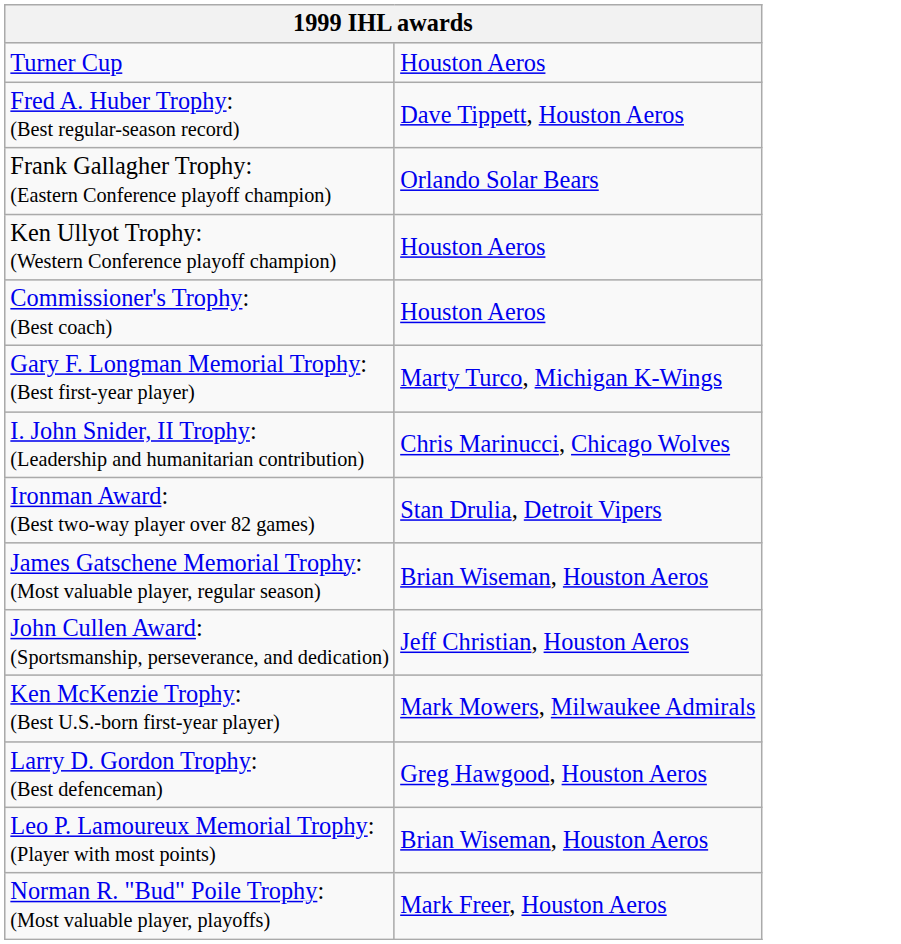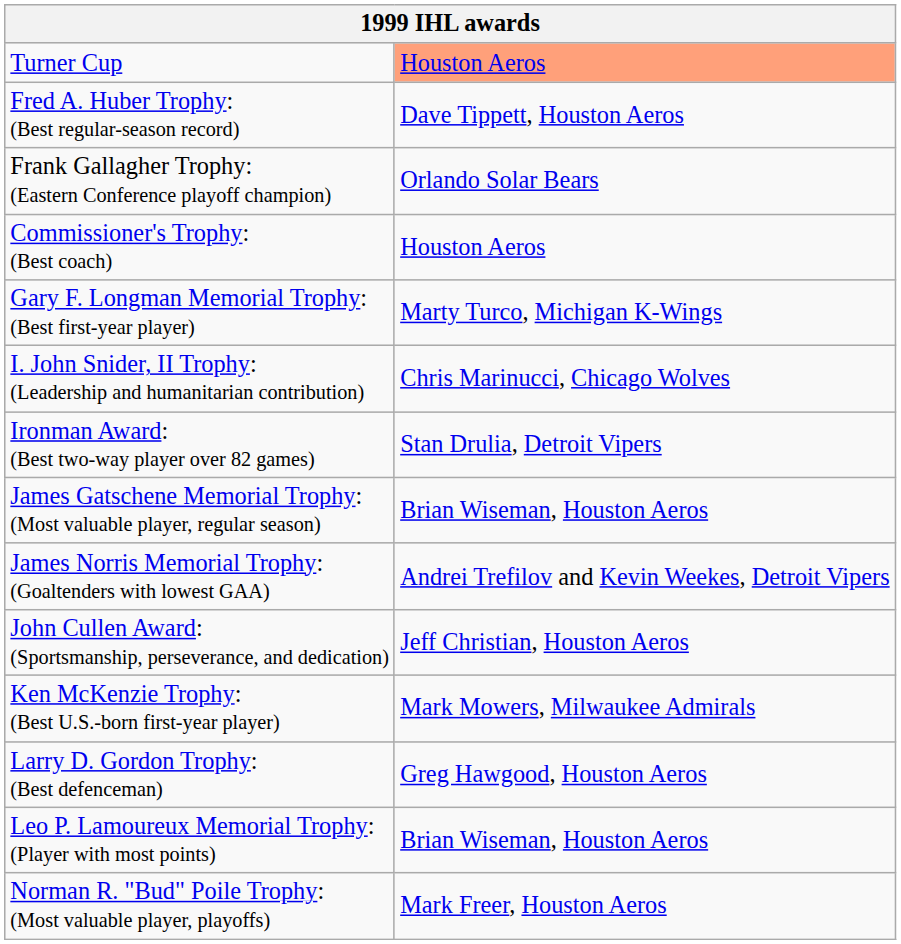(473, 62) no background -> (473, 62) lightsalmon background
- row: (173, 246)
+ row: (167, 576)
